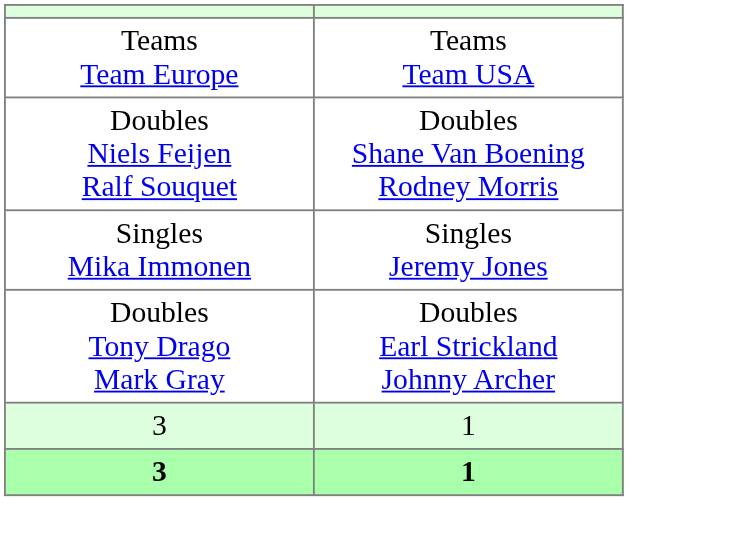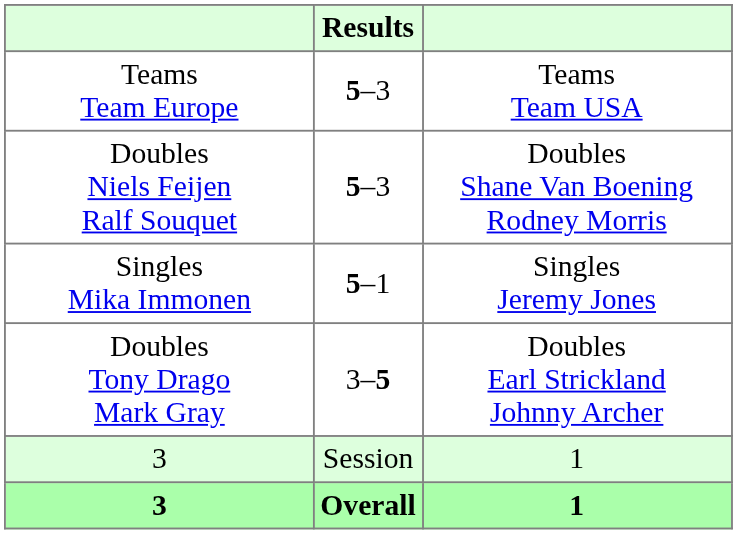+ column: (368, 27)
